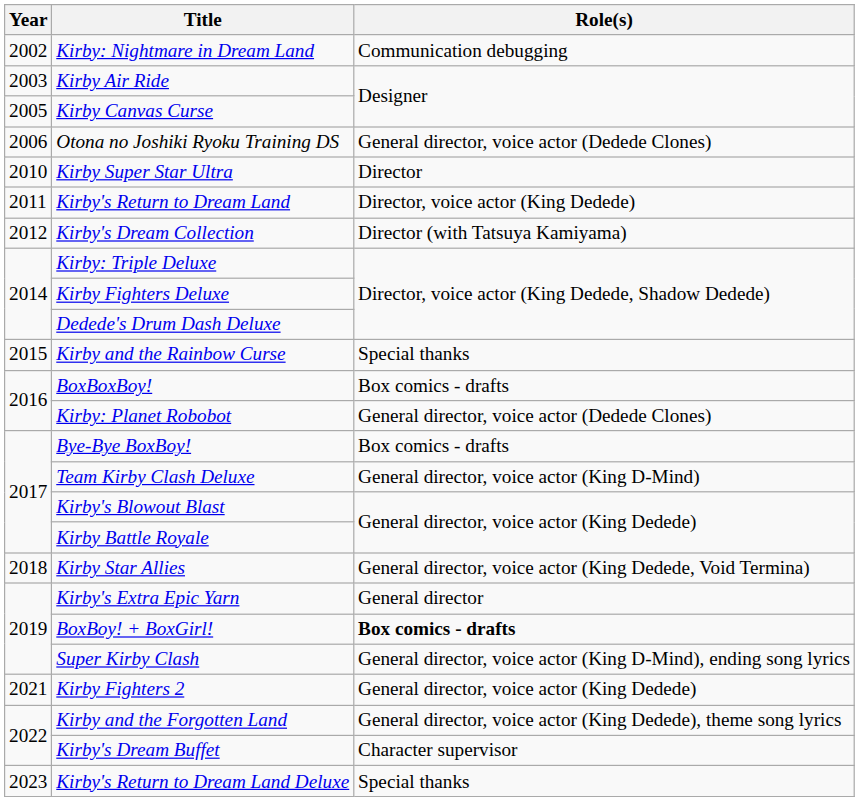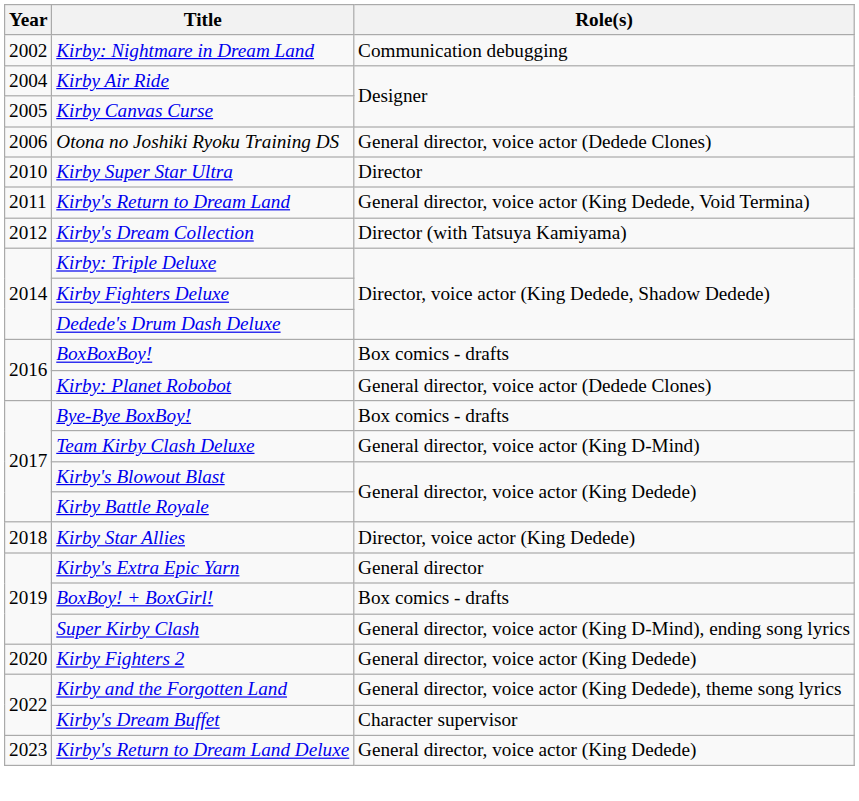(28, 80) 2003 -> (28, 80) 2004
(497, 202) Director, voice actor (King Dedede) -> (584, 202) General director, voice actor (King Dedede, Void Termina)
- row: (171, 354)
(584, 567) General director, voice actor (King Dedede, Void Termina) -> (497, 537) Director, voice actor (King Dedede)
(437, 628) bold -> (434, 598) normal
(28, 689) 2021 -> (28, 659) 2020
(414, 780) Special thanks -> (527, 750) General director, voice actor (King Dedede)
